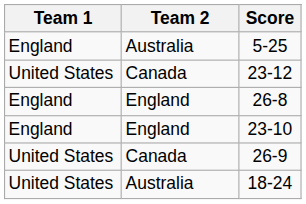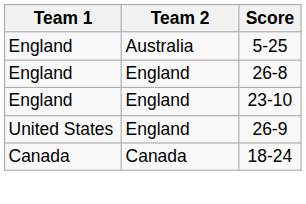- row: (270, 73)
(156, 156) Canada -> (158, 128) England
(61, 184) United States -> (39, 156) Canada
(160, 184) Australia -> (156, 156) Canada
